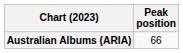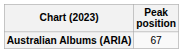(156, 40) 66 -> (156, 40) 67
